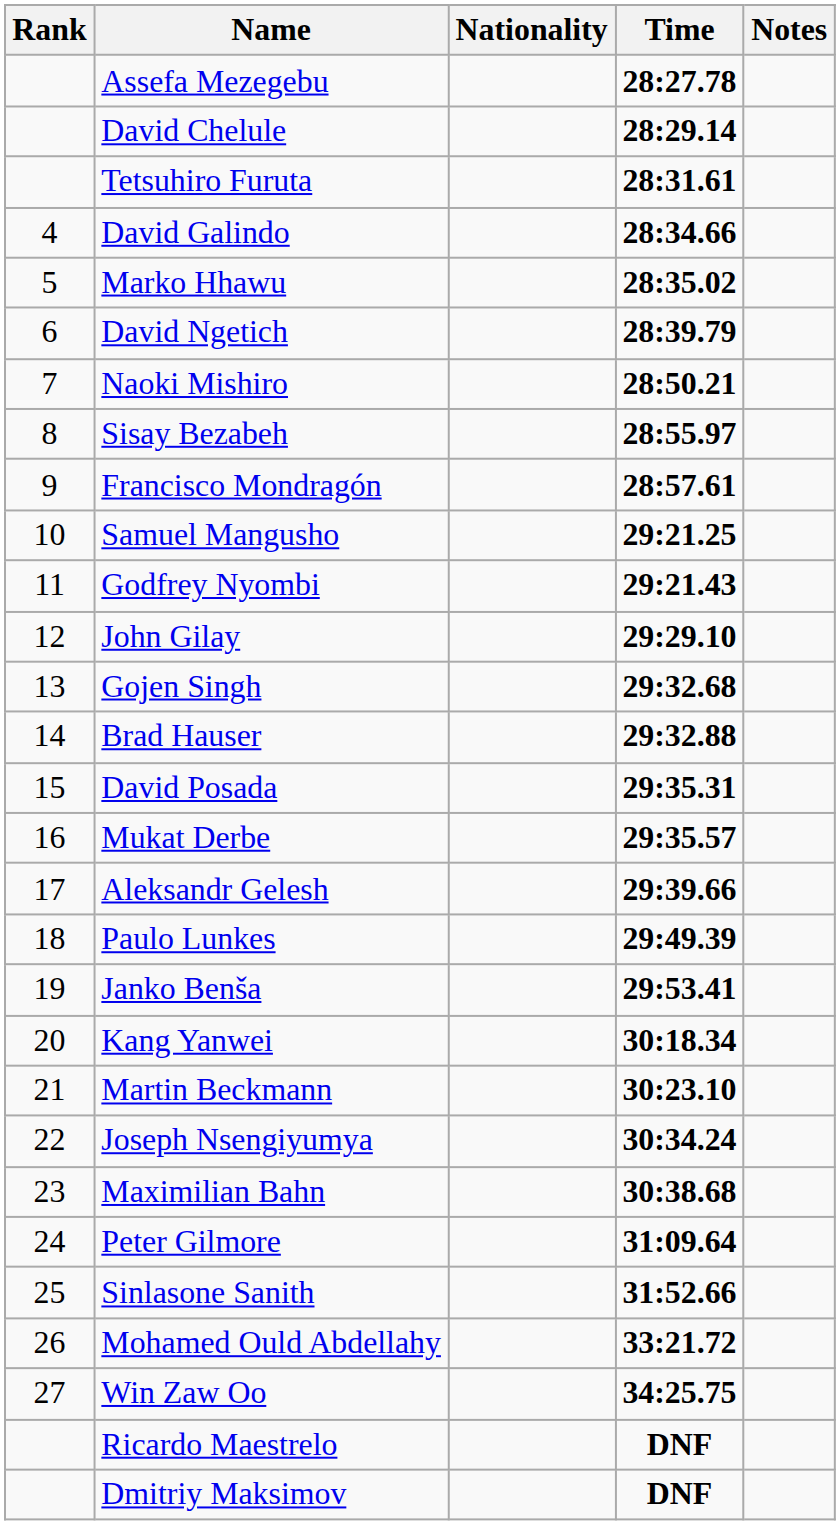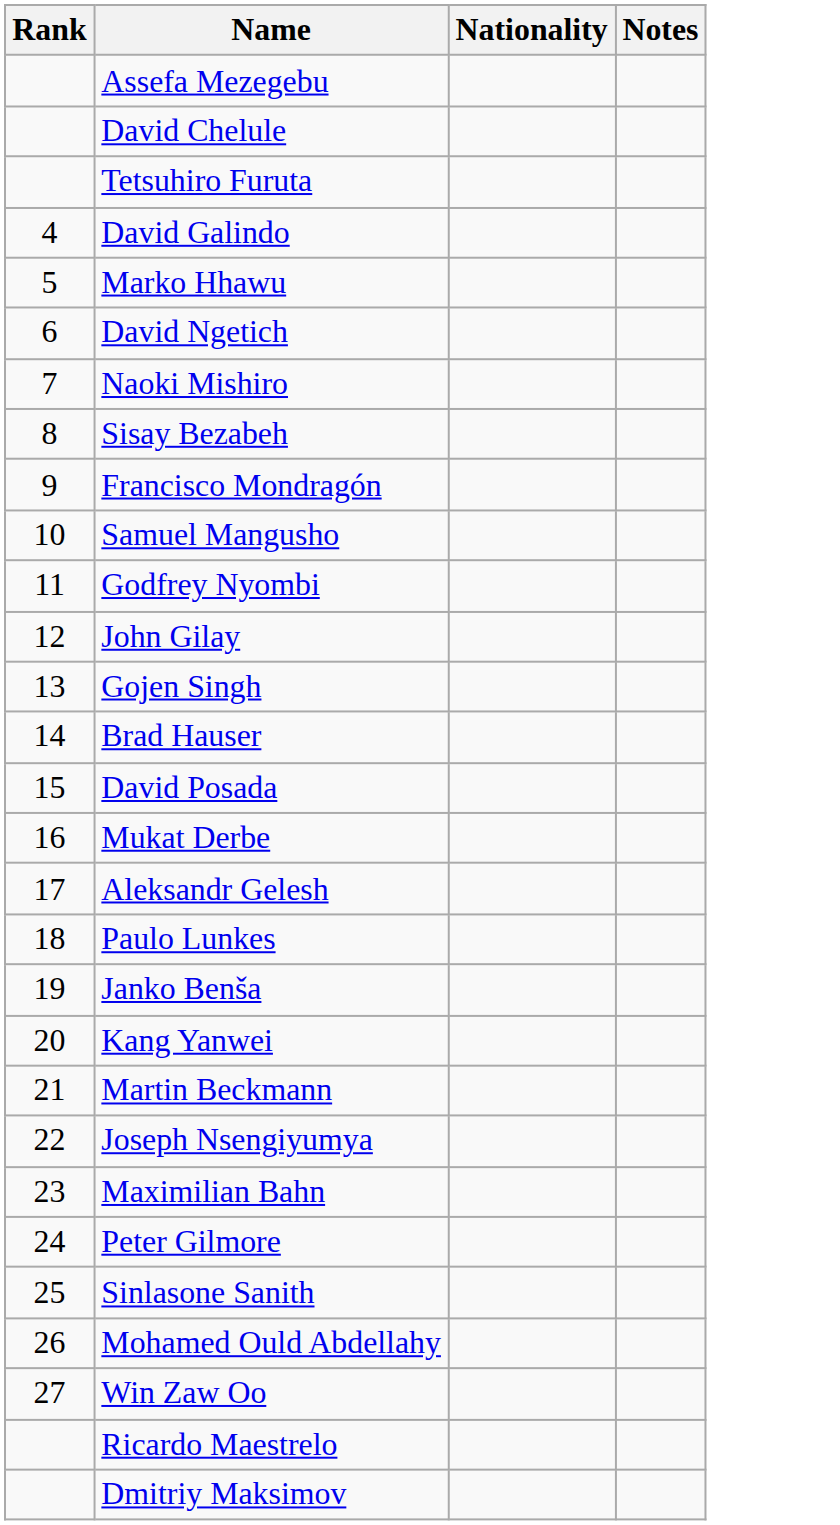- column: (679, 29)
